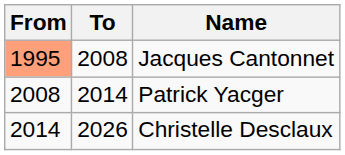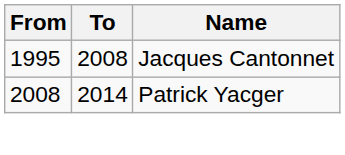(35, 58) lightsalmon background -> (35, 58) no background
- row: (235, 130)
